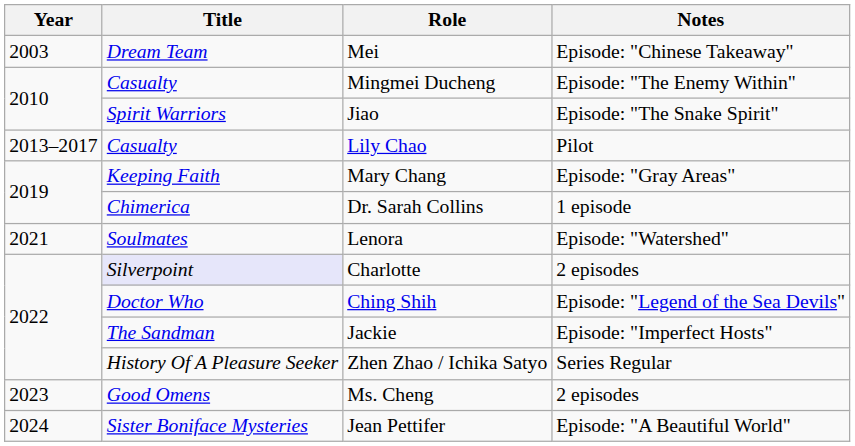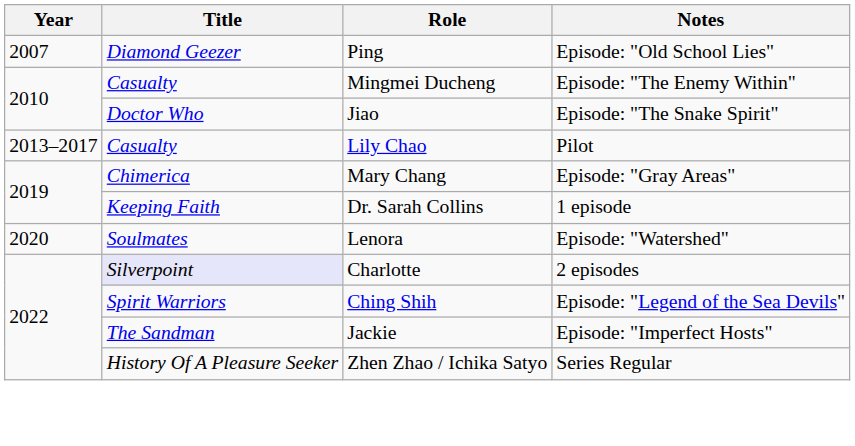- row: (363, 51)
+ row: (365, 51)
(166, 113) Spirit Warriors -> (155, 113) Doctor Who
(163, 176) Keeping Faith -> (148, 176) Chimerica
(148, 207) Chimerica -> (163, 207) Keeping Faith
(29, 238) 2021 -> (29, 238) 2020
(155, 301) Doctor Who -> (166, 301) Spirit Warriors
- row: (390, 394)
- row: (396, 425)
